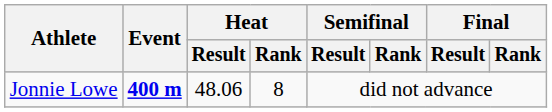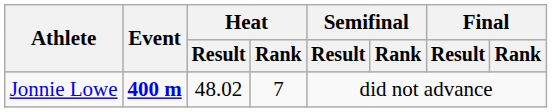(219, 89) 48.06 -> (219, 89) 48.02
(278, 89) 8 -> (278, 89) 7
